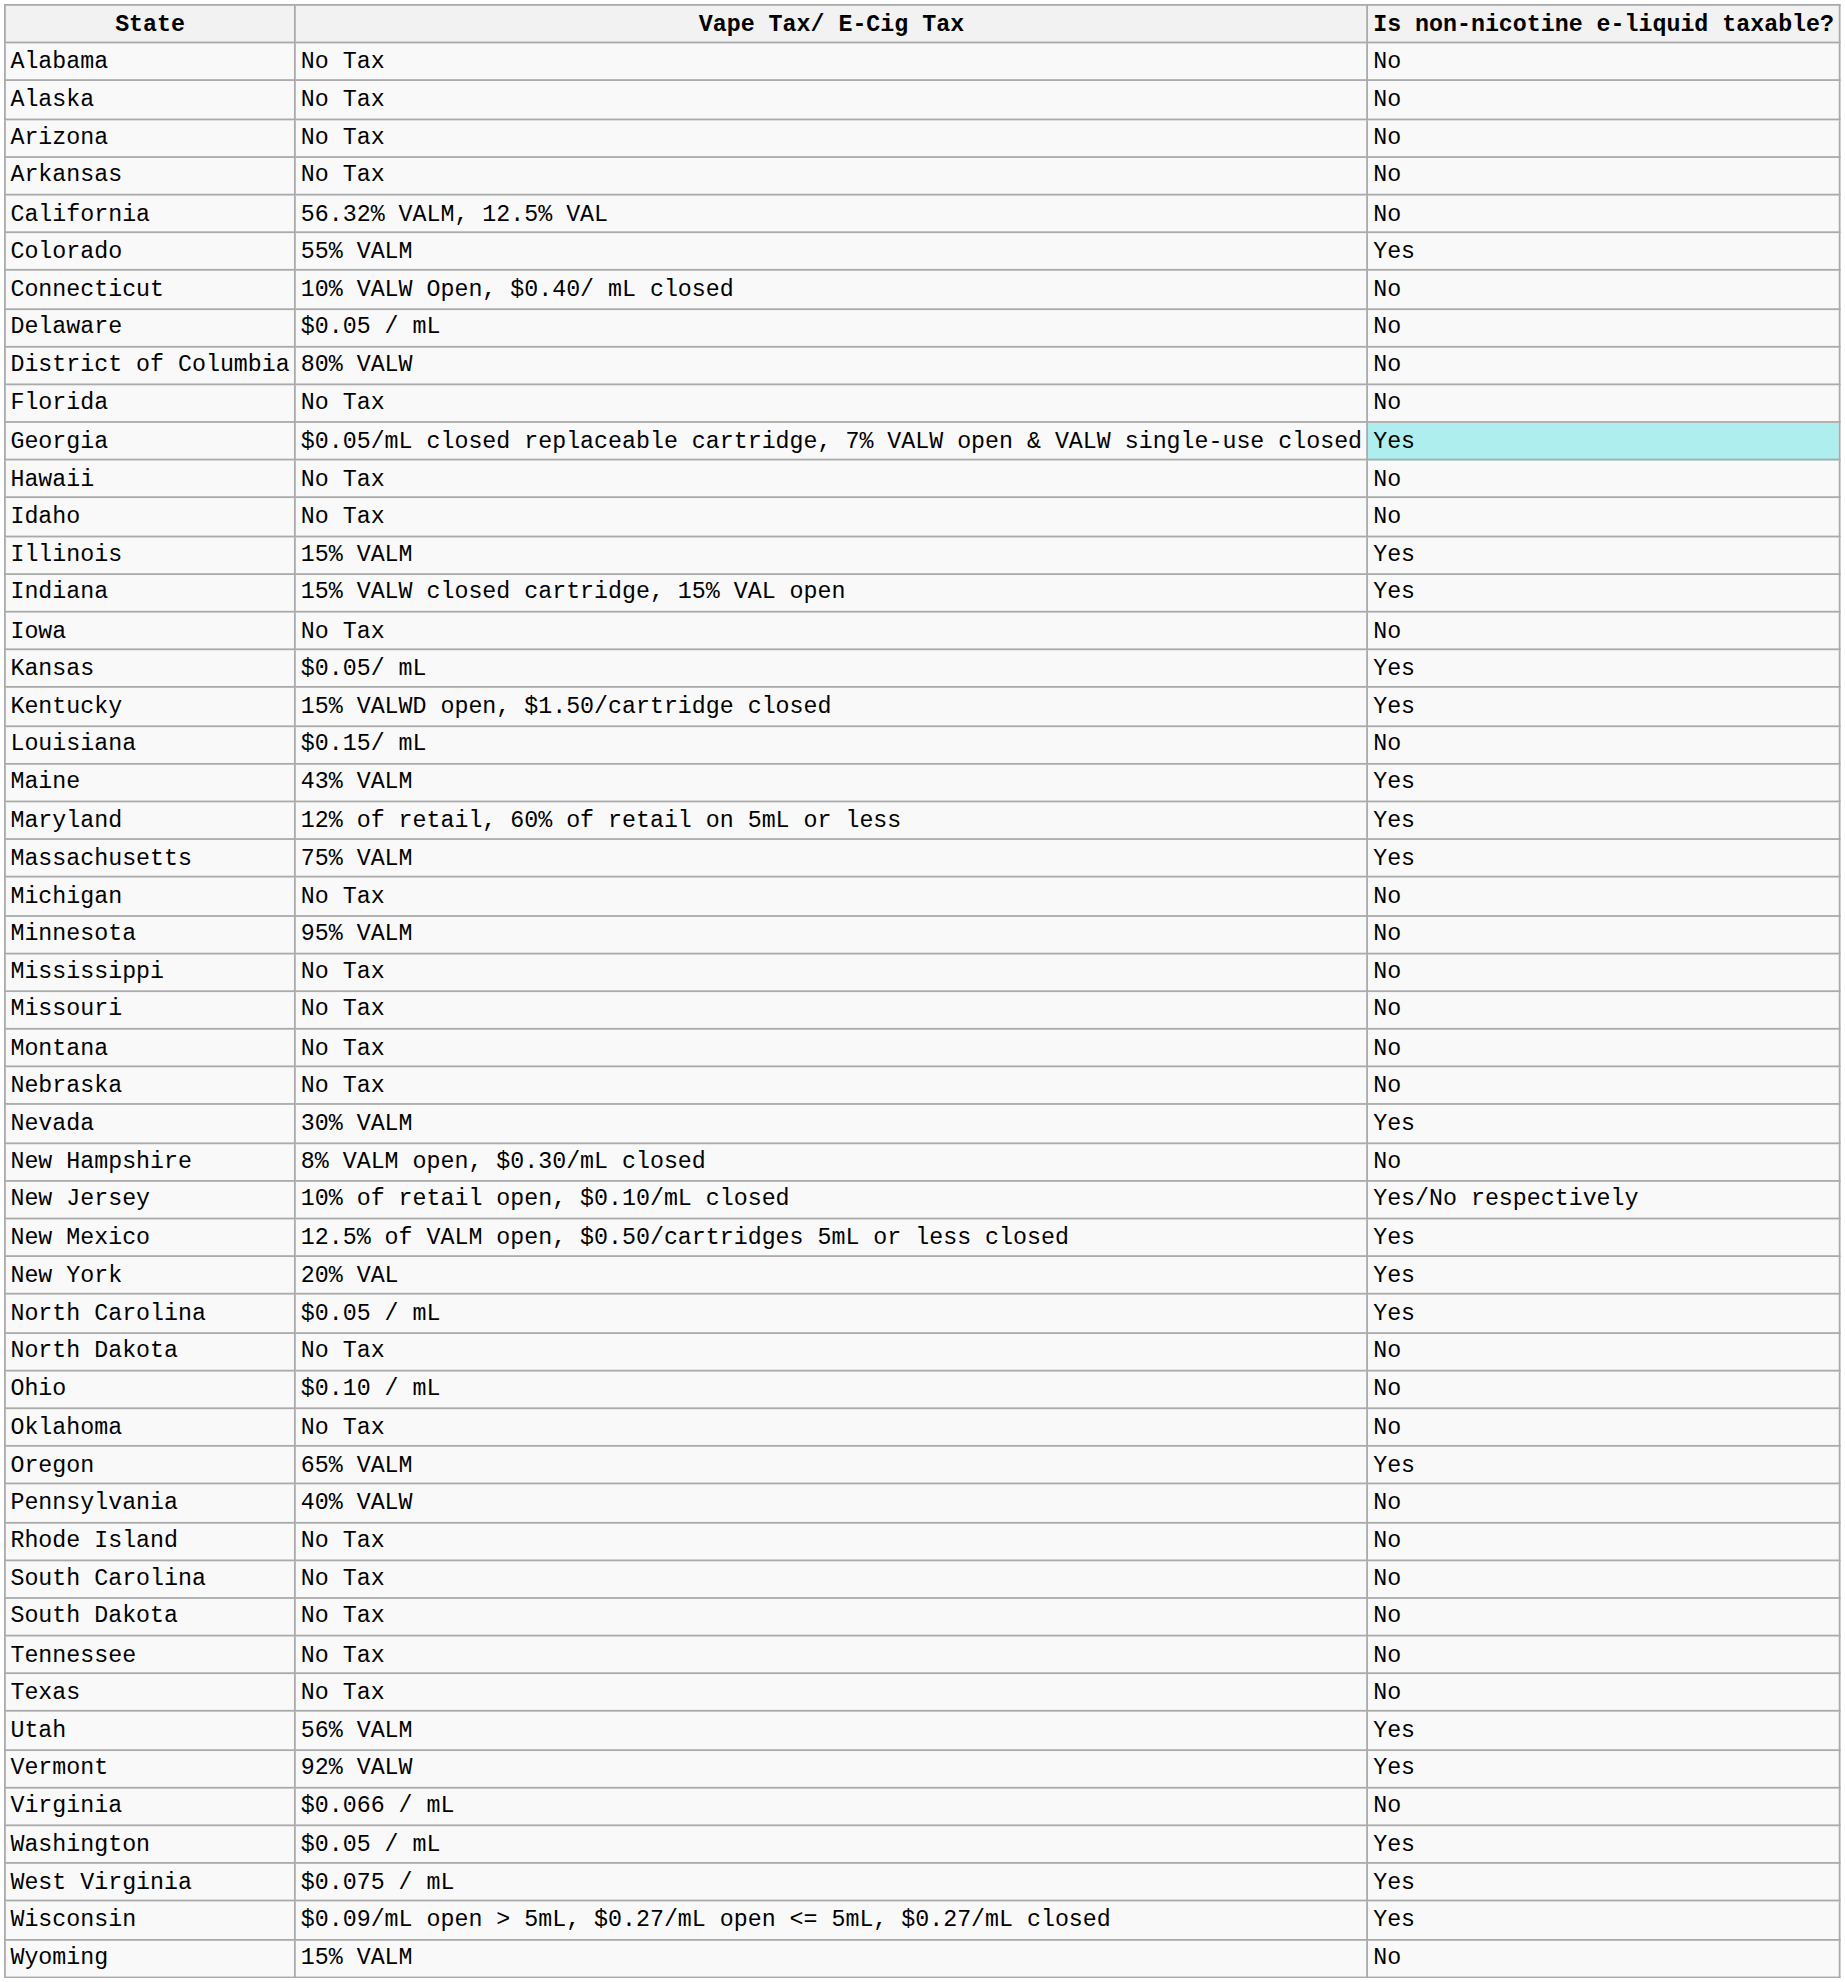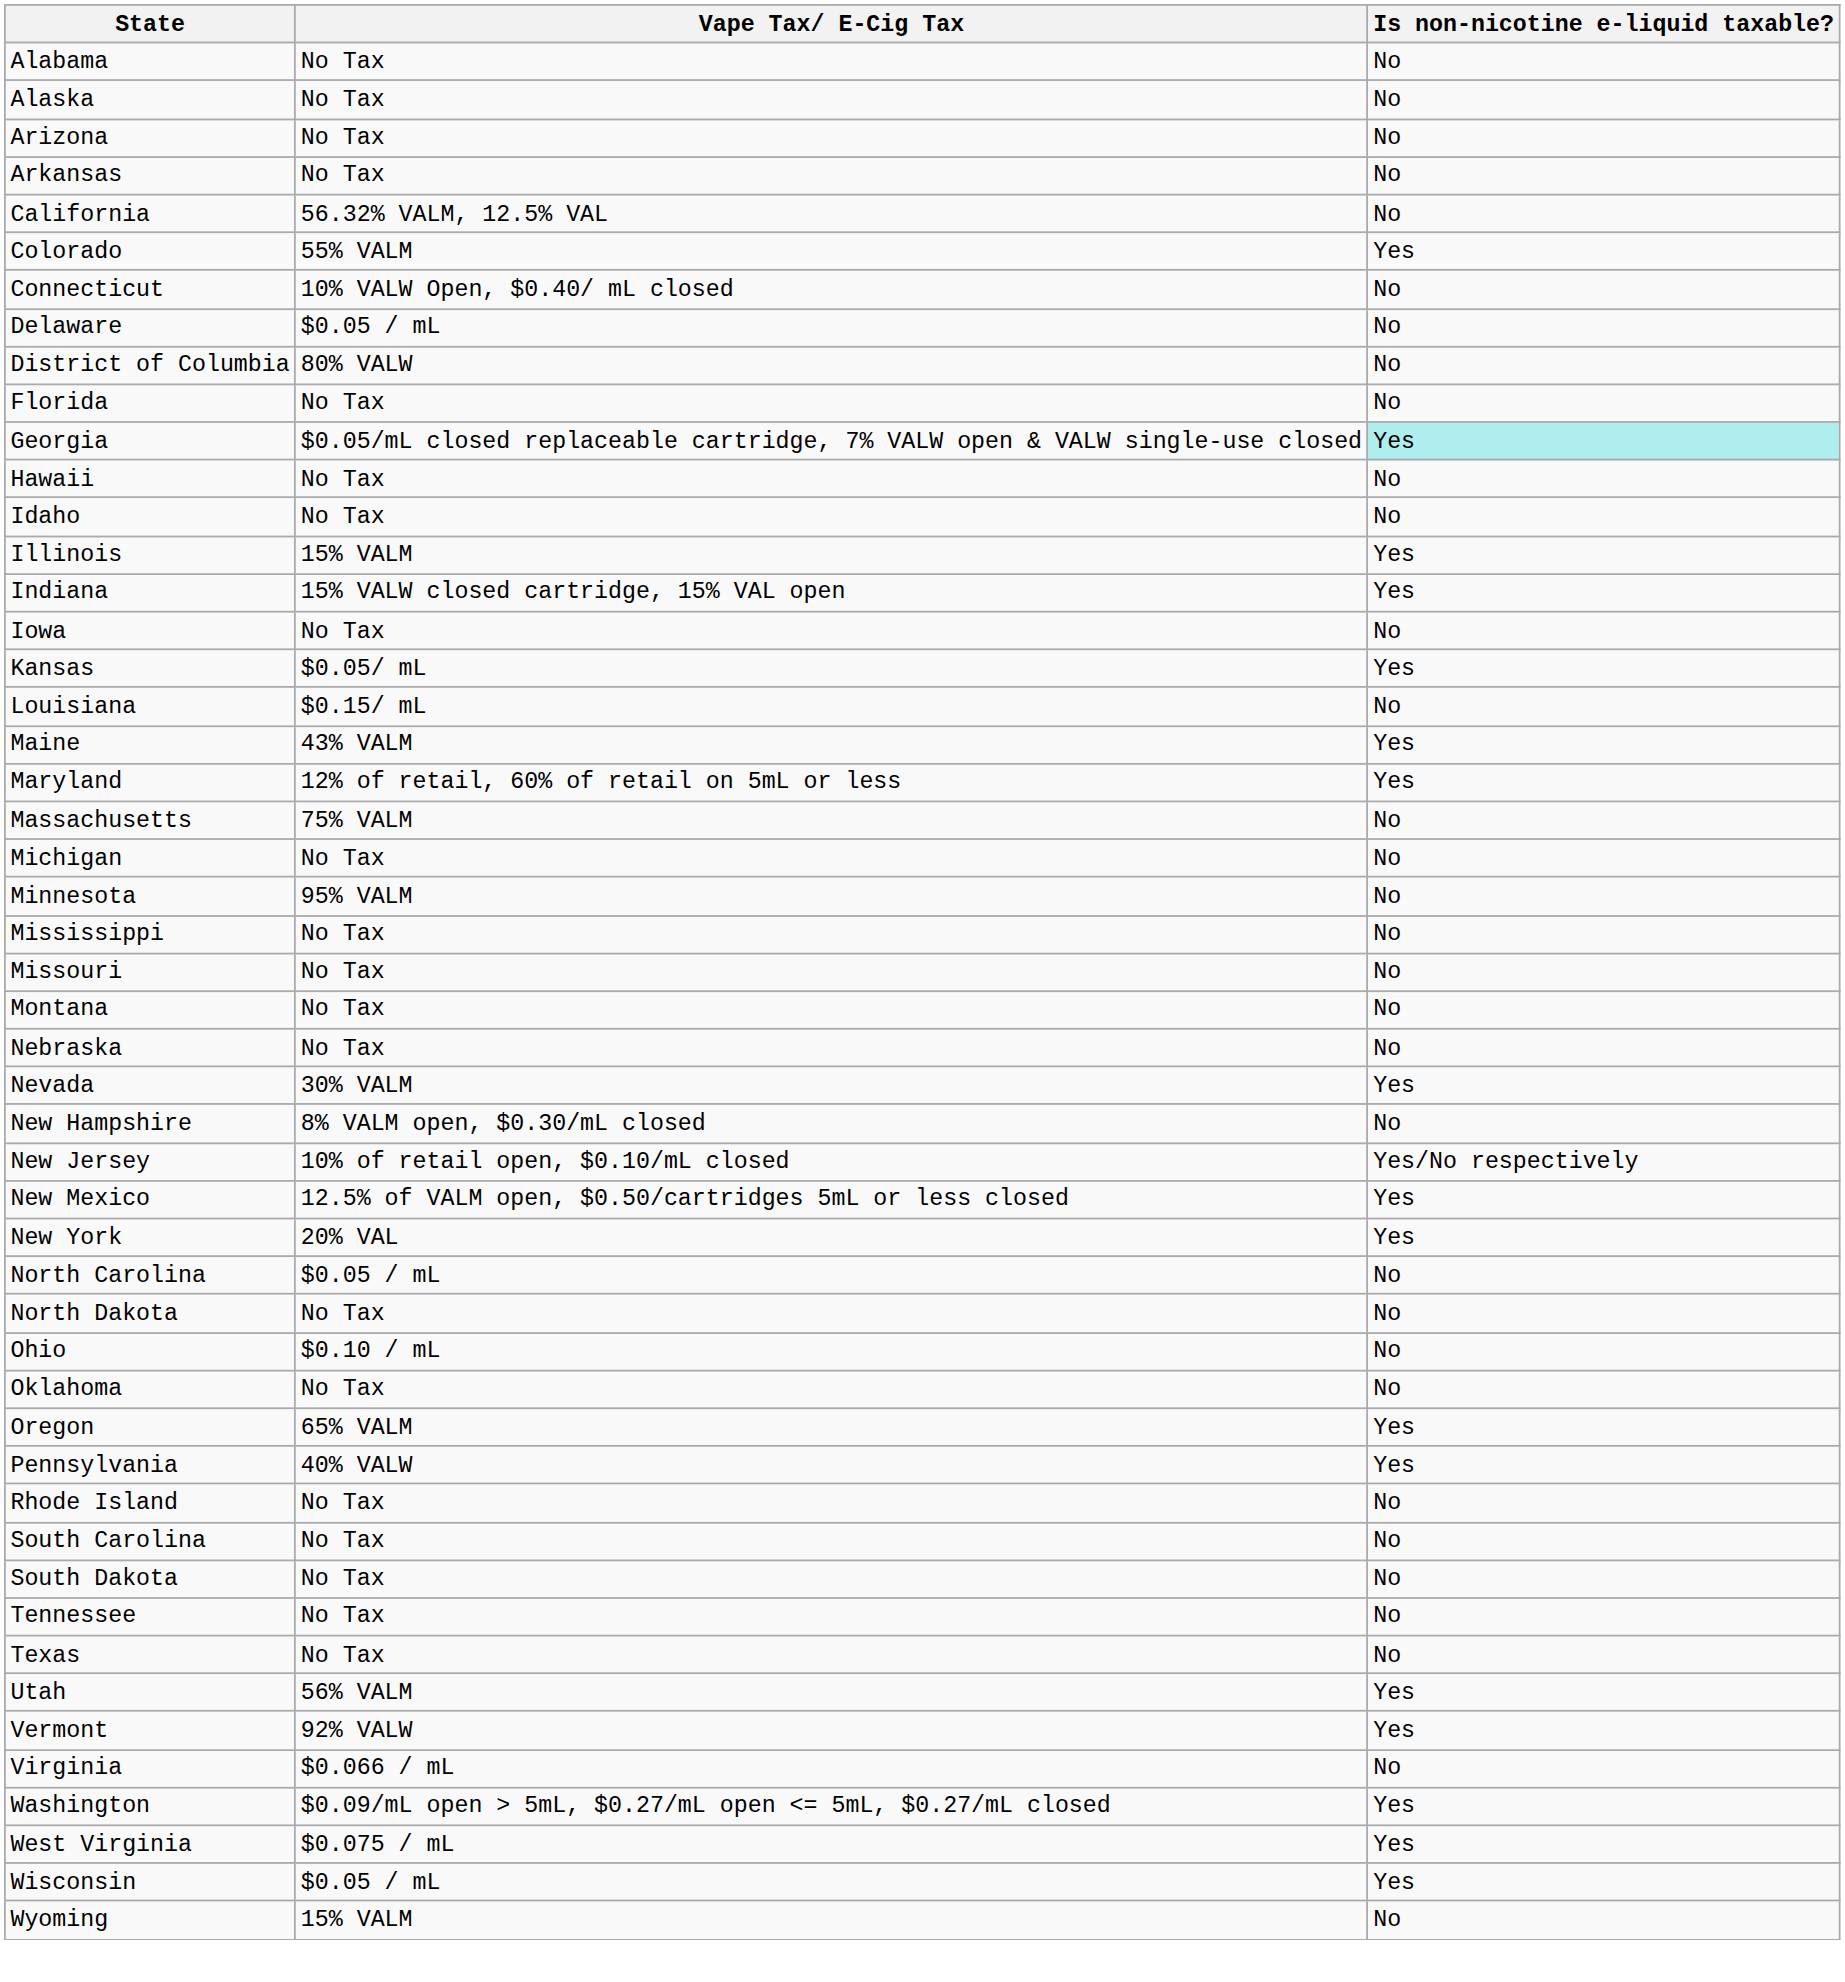- row: (66, 707)
(1394, 858) Yes -> (1387, 820) No
(1394, 1313) Yes -> (1387, 1275) No
(1387, 1503) No -> (1394, 1465) Yes
(371, 1844) $0.05 / mL -> (706, 1806) $0.09/mL open > 5mL, $0.27/mL open <= 5mL, $0.27/mL closed
(706, 1920) $0.09/mL open > 5mL, $0.27/mL open <= 5mL, $0.27/mL closed -> (371, 1882) $0.05 / mL
